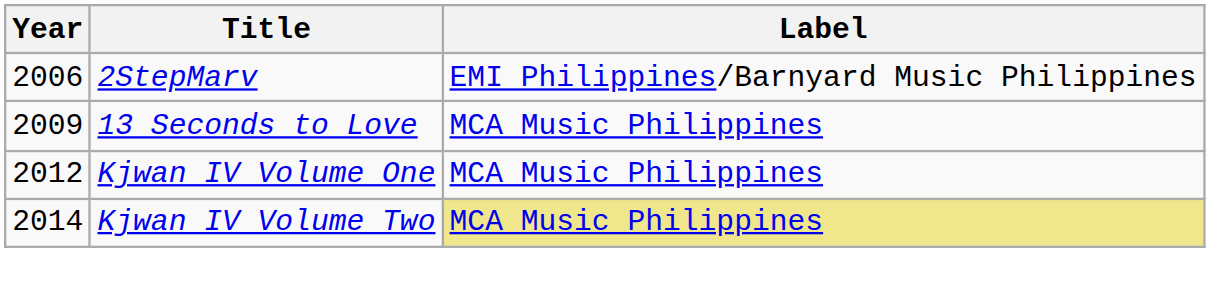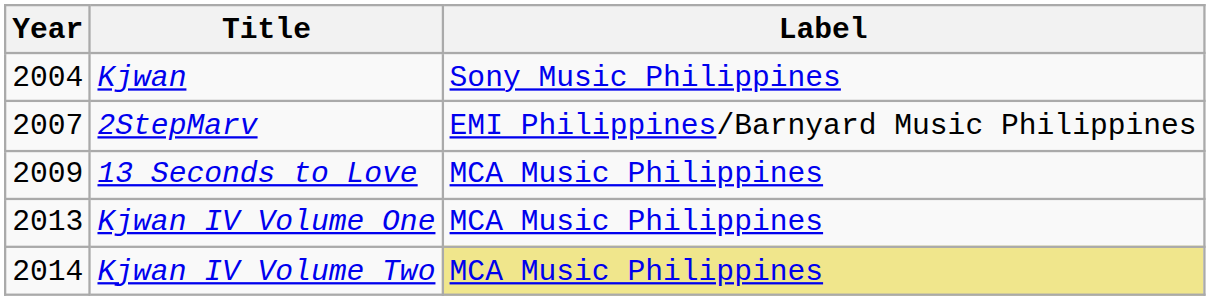+ row: (142, 78)
(48, 78) 2006 -> (48, 126) 2007
(48, 174) 2012 -> (48, 223) 2013
